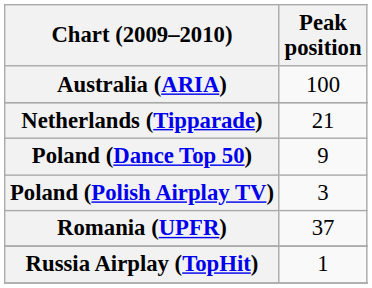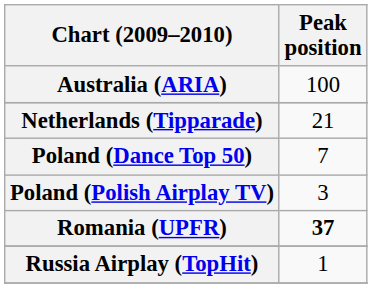(323, 156) 9 -> (323, 156) 7
(323, 228) normal -> (323, 228) bold
